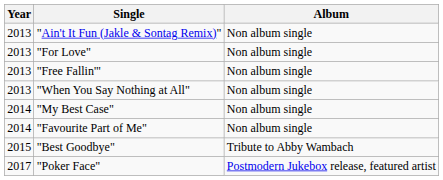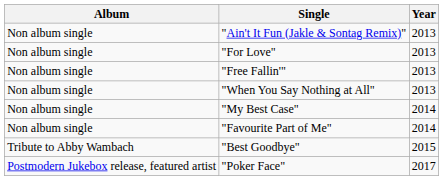columns swapped: (19, 14) <-> (331, 14)
